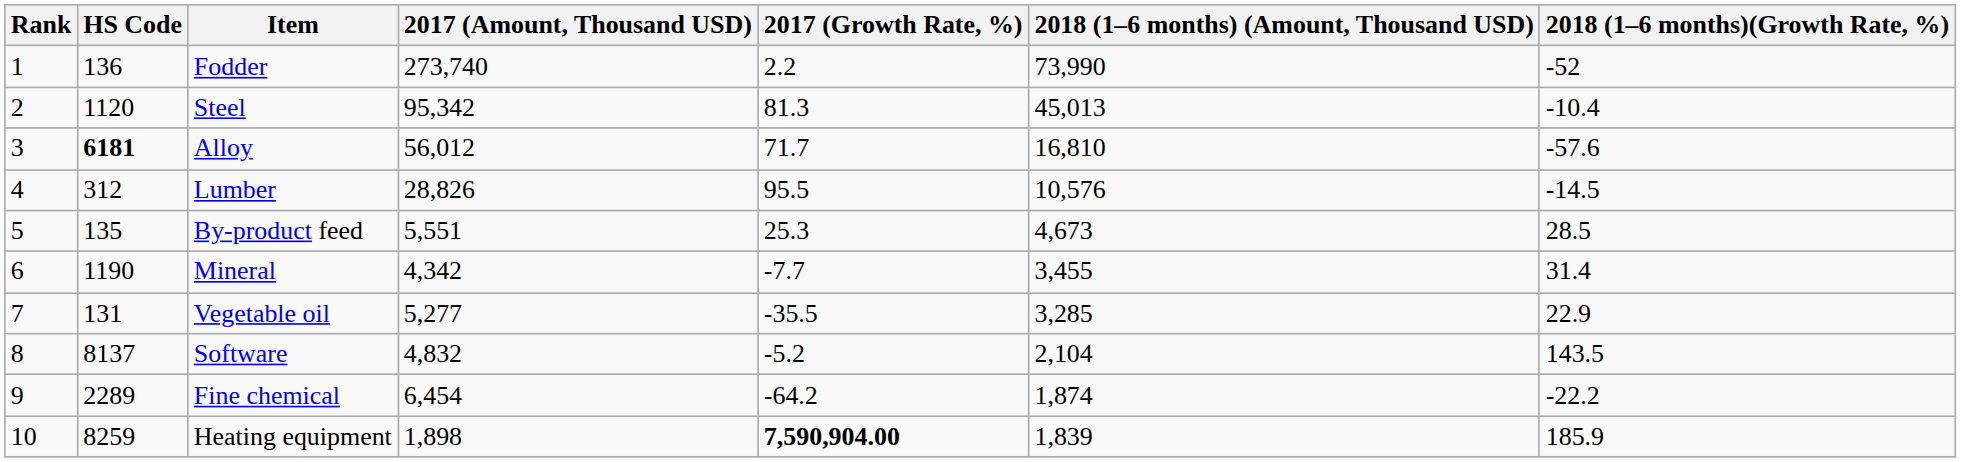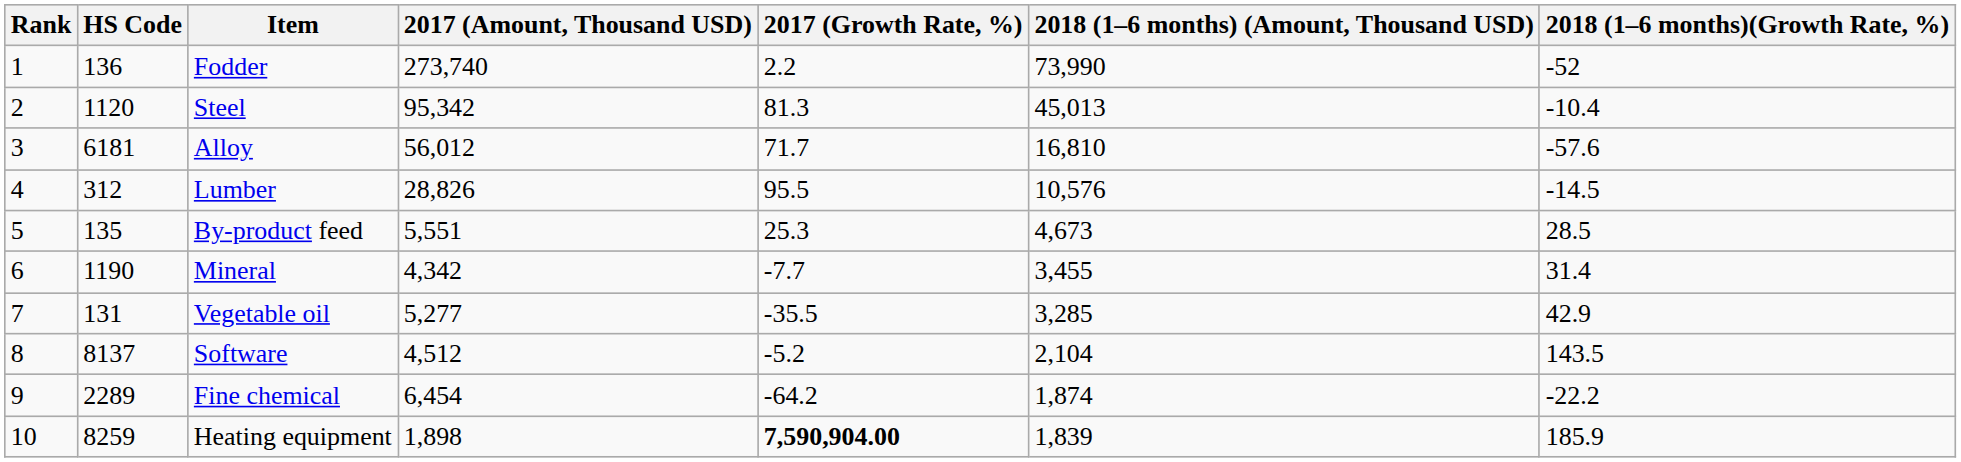(109, 148) bold -> (109, 148) normal
(1568, 312) 22.9 -> (1568, 312) 42.9
(433, 353) 4,832 -> (433, 353) 4,512
